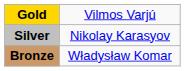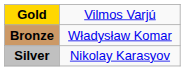rows swapped: (32, 35) <-> (32, 55)
